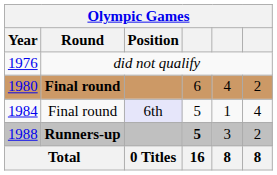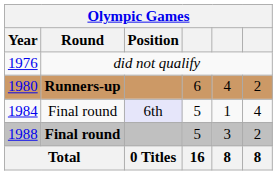(83, 87) Final round -> (83, 87) Runners-up
(83, 134) Runners-up -> (83, 134) Final round
(197, 134) bold -> (197, 134) normal
